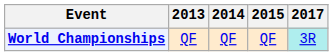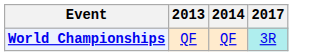- column: (268, 16)
